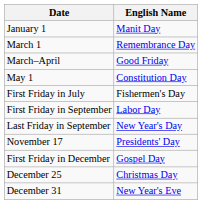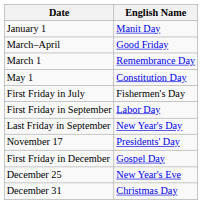rows swapped: (24, 45) <-> (33, 61)
(147, 175) Christmas Day -> (149, 175) New Year's Eve
(149, 191) New Year's Eve -> (147, 191) Christmas Day
